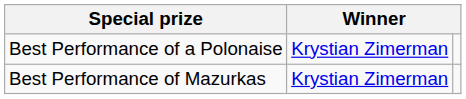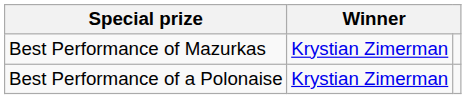rows swapped: (137, 78) <-> (146, 49)
